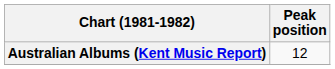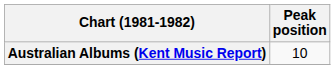(300, 53) 12 -> (300, 53) 10
